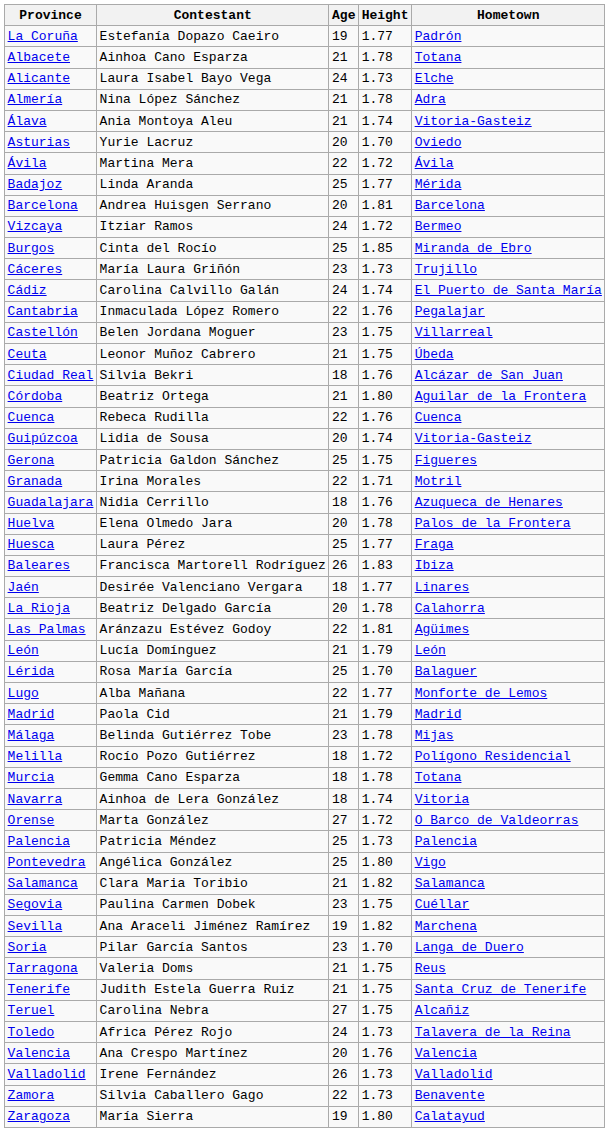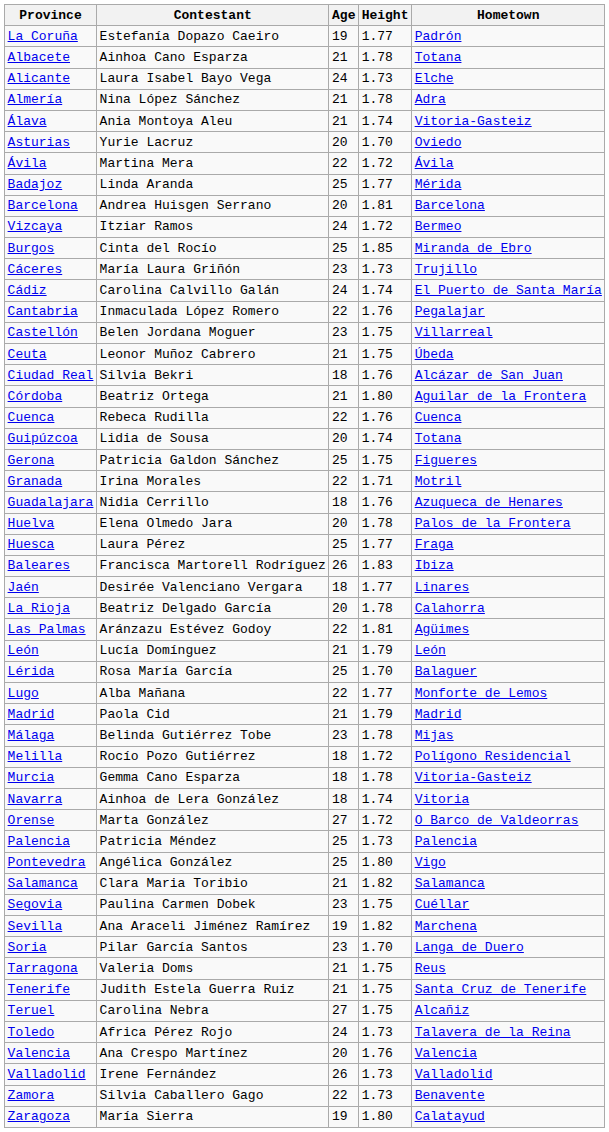(473, 439) Vitoria-Gasteiz -> (438, 439) Totana
(438, 778) Totana -> (473, 778) Vitoria-Gasteiz
